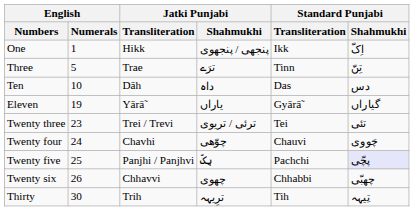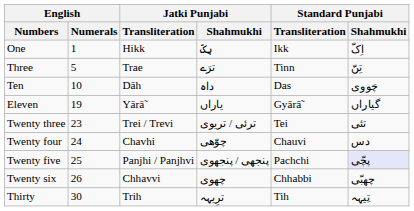(234, 49) پنجھی / پنجھوی -> (206, 49) ہِکّ
(360, 86) دس -> (365, 86) چَووی
(365, 141) چَووی -> (360, 141) دس
(206, 160) ہِکّ -> (234, 160) پنجھی / پنجھوی
